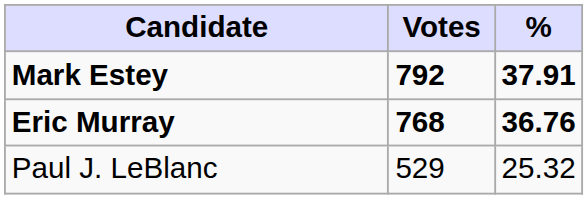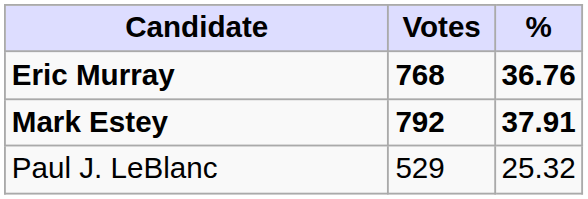rows swapped: (90, 74) <-> (93, 121)
